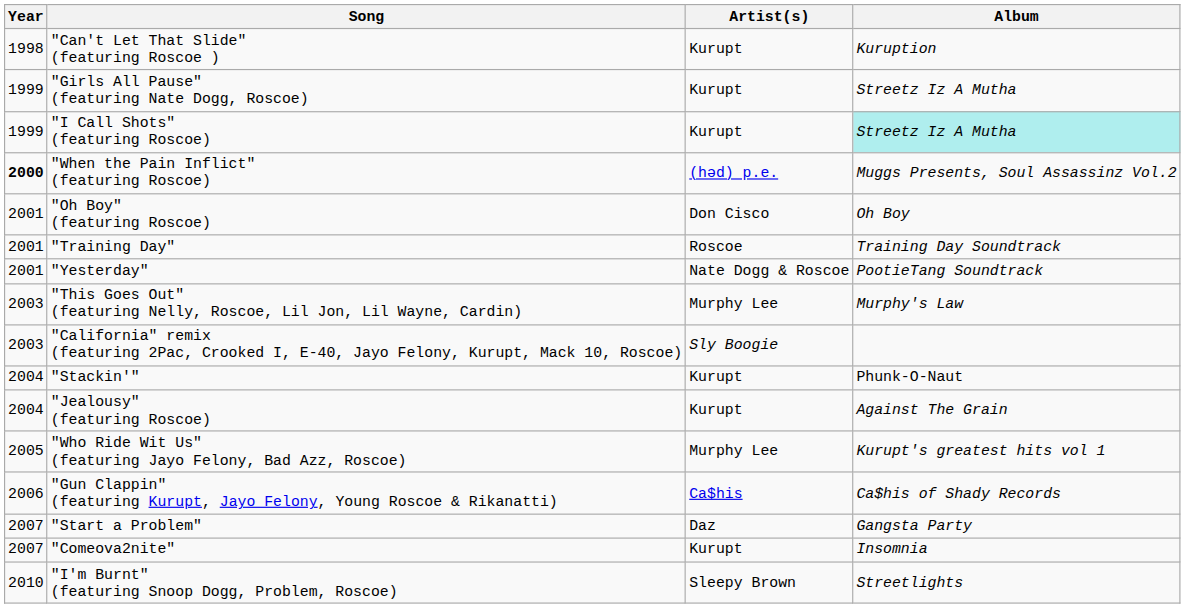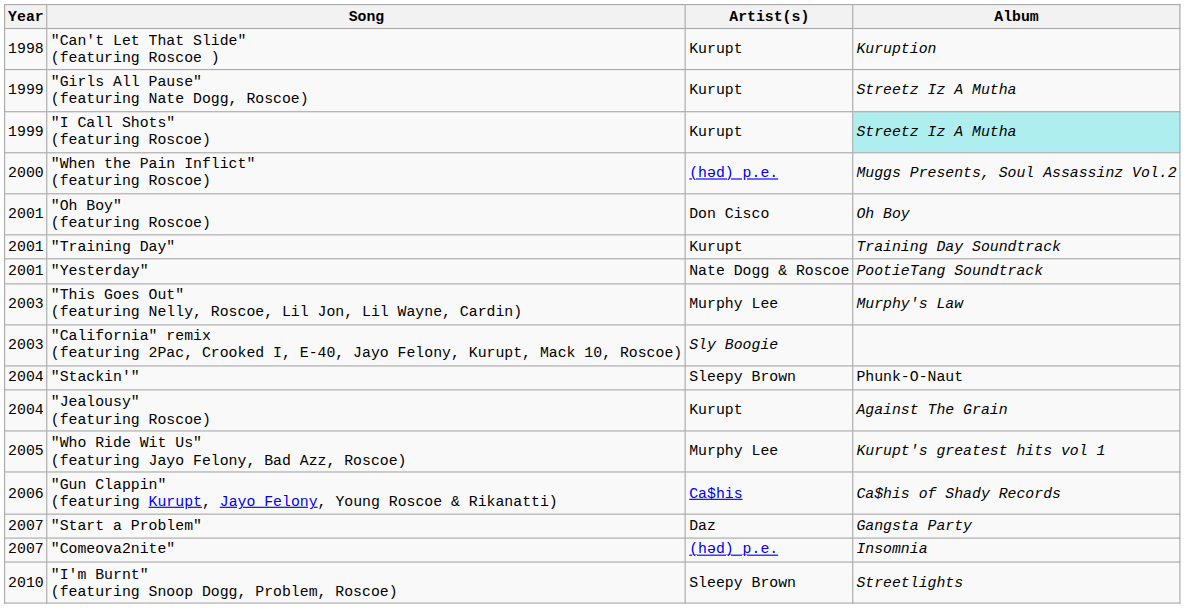(26, 173) bold -> (26, 173) normal
(716, 247) Roscoe -> (716, 247) Kurupt
(716, 378) Kurupt -> (743, 378) Sleepy Brown
(716, 550) Kurupt -> (734, 550) (həd) p.e.
